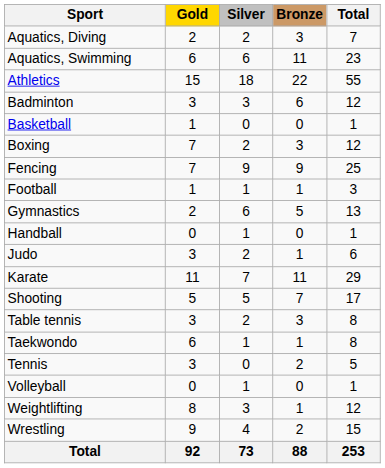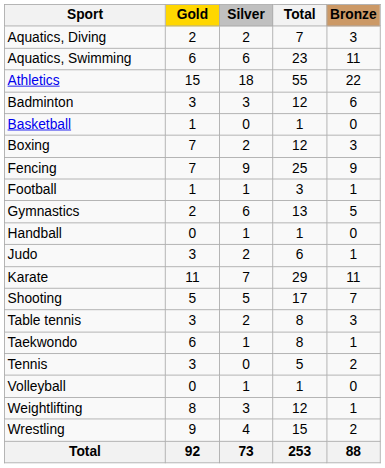columns swapped: (300, 15) <-> (353, 15)
